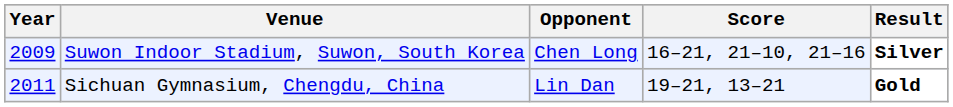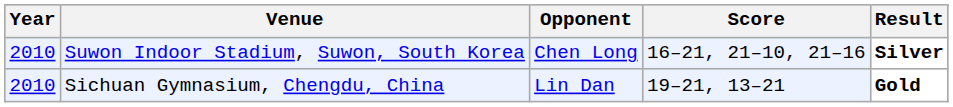(32, 53) 2009 -> (32, 53) 2010
(32, 85) 2011 -> (32, 85) 2010
